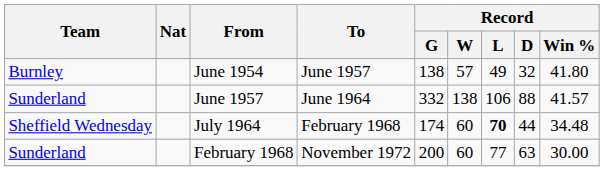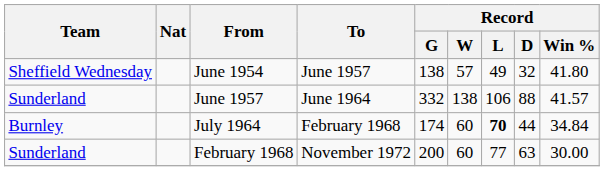(36, 71) Burnley -> (80, 71) Sheffield Wednesday
(80, 125) Sheffield Wednesday -> (36, 125) Burnley
(569, 125) 34.48 -> (569, 125) 34.84
